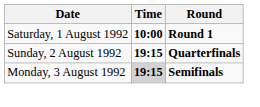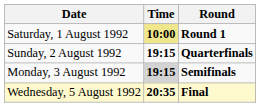(148, 33) no background -> (161, 33) khaki background
+ row: (74, 92)
